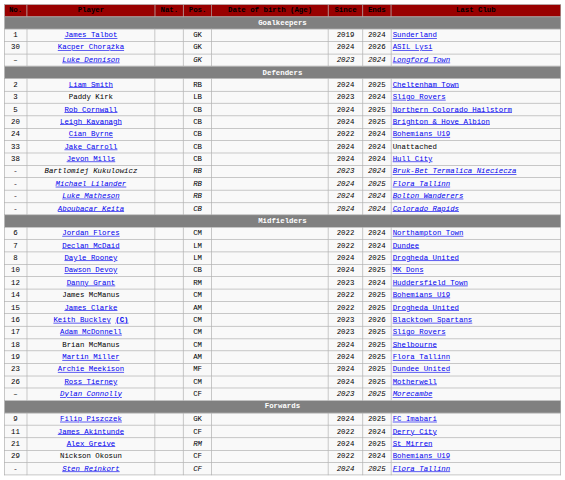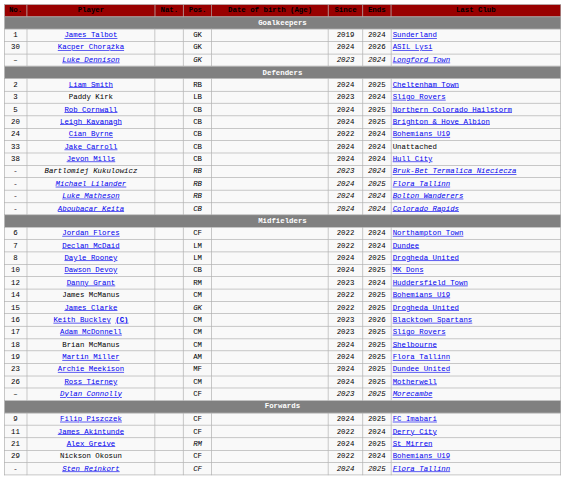(198, 233) CM -> (198, 233) CF
(198, 307) AM -> (198, 307) GK
(198, 419) GK -> (198, 419) CF
